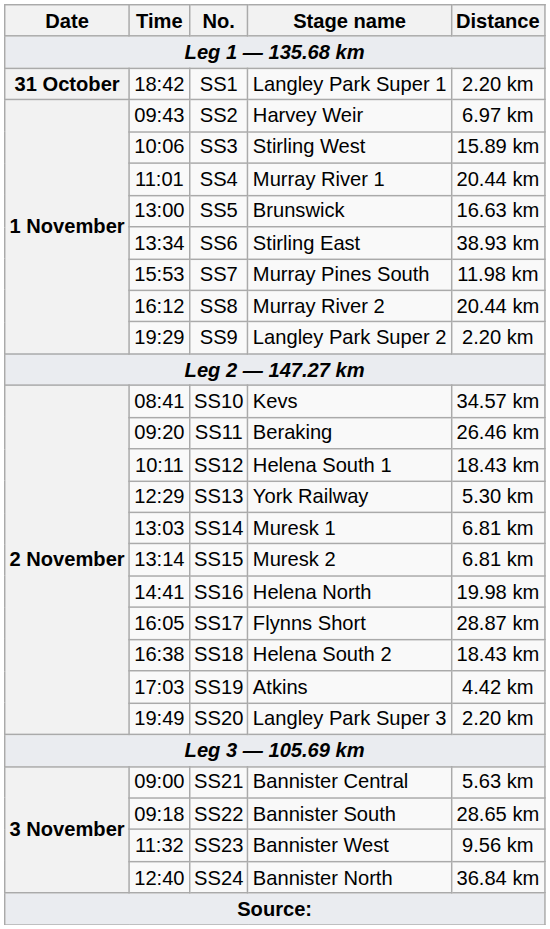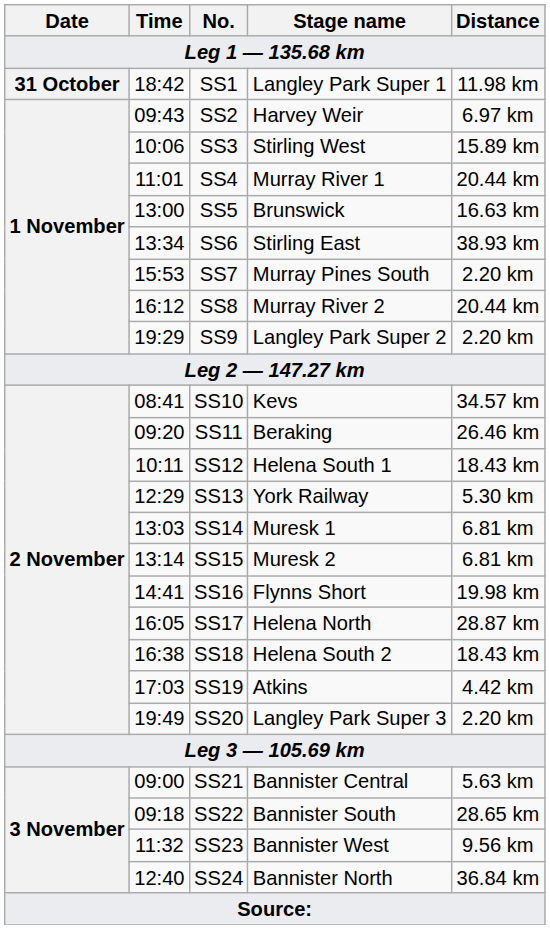(498, 84) 2.20 km -> (498, 84) 11.98 km
(498, 274) 11.98 km -> (498, 274) 2.20 km
(312, 591) Helena North -> (309, 591) Flynns Short
(309, 623) Flynns Short -> (312, 623) Helena North
